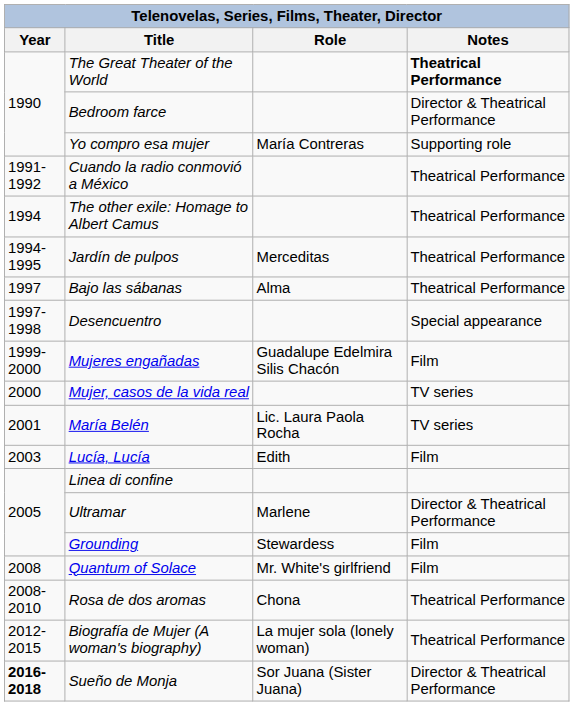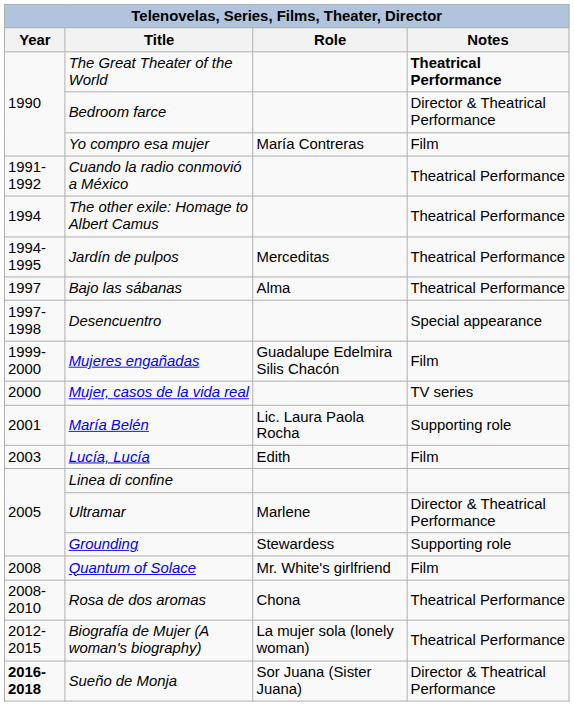(461, 144) Supporting role -> (425, 144) Film
(442, 425) TV series -> (461, 425) Supporting role
(425, 544) Film -> (461, 544) Supporting role
